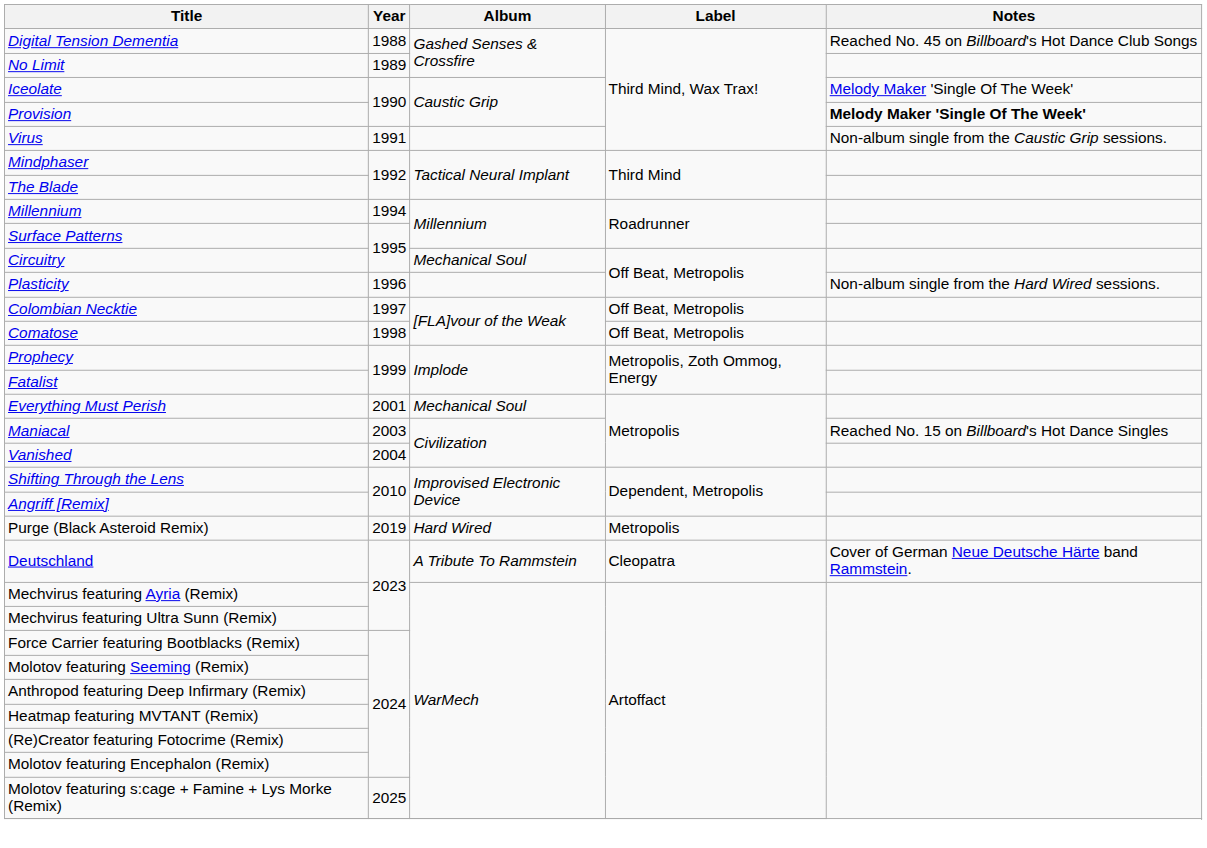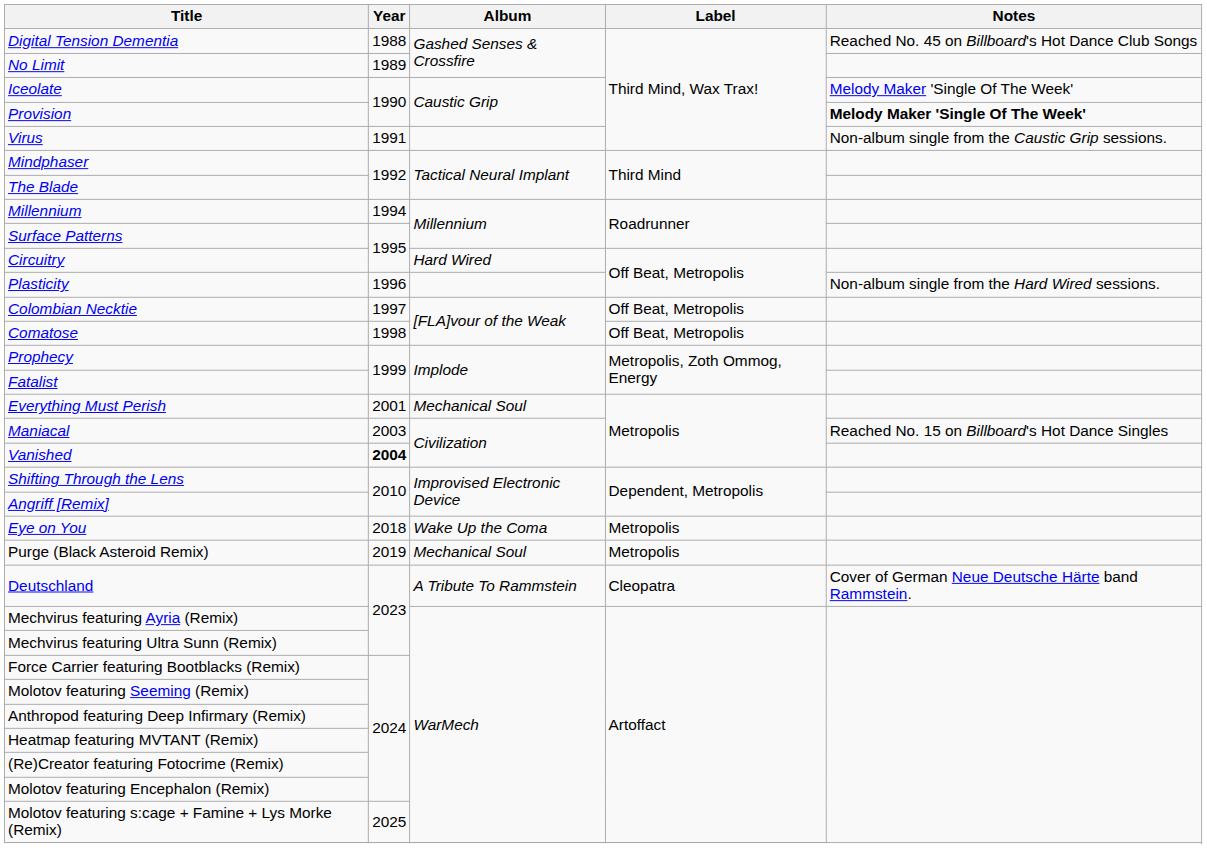(470, 260) Mechanical Soul -> (452, 260) Hard Wired
(389, 455) normal -> (389, 455) bold
+ row: (47, 528)
(452, 528) Hard Wired -> (470, 552) Mechanical Soul
